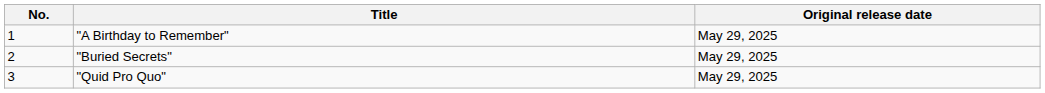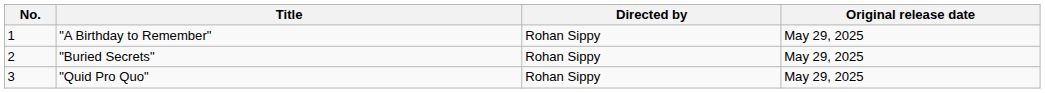+ column: (652, 14)
